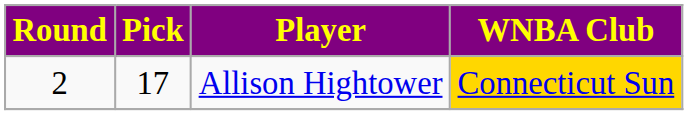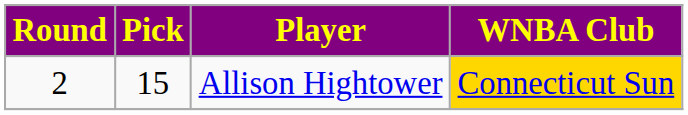(153, 82) 17 -> (153, 82) 15
